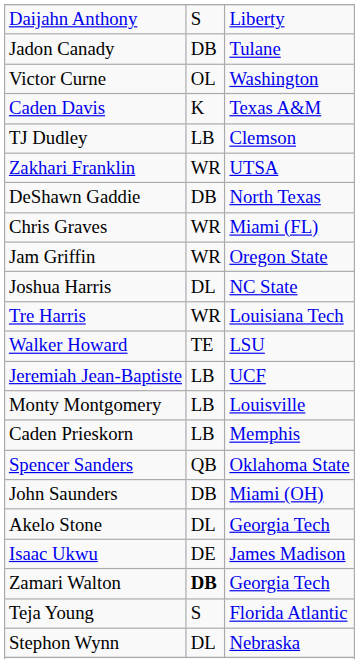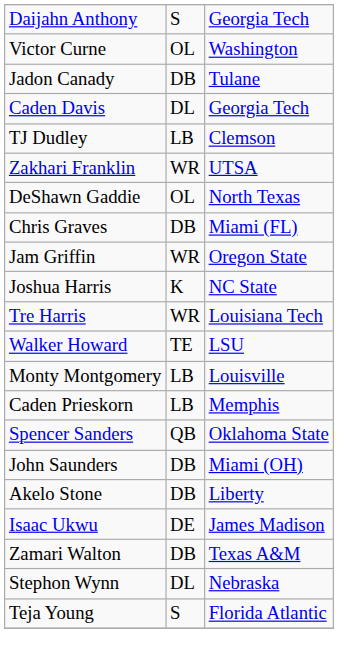(257, 19) Liberty -> (259, 19) Georgia Tech
rows swapped: (62, 49) <-> (57, 78)
(197, 108) K -> (182, 108) DL
(275, 108) Texas A&M -> (259, 108) Georgia Tech
(204, 197) DB -> (182, 197) OL
(206, 227) WR -> (183, 227) DB
(203, 286) DL -> (177, 286) K
- row: (95, 375)
(203, 524) DL -> (183, 494) DB
(280, 524) Georgia Tech -> (236, 494) Liberty
(204, 583) bold -> (183, 553) normal
(280, 583) Georgia Tech -> (255, 553) Texas A&M
rows swapped: (64, 642) <-> (51, 613)
